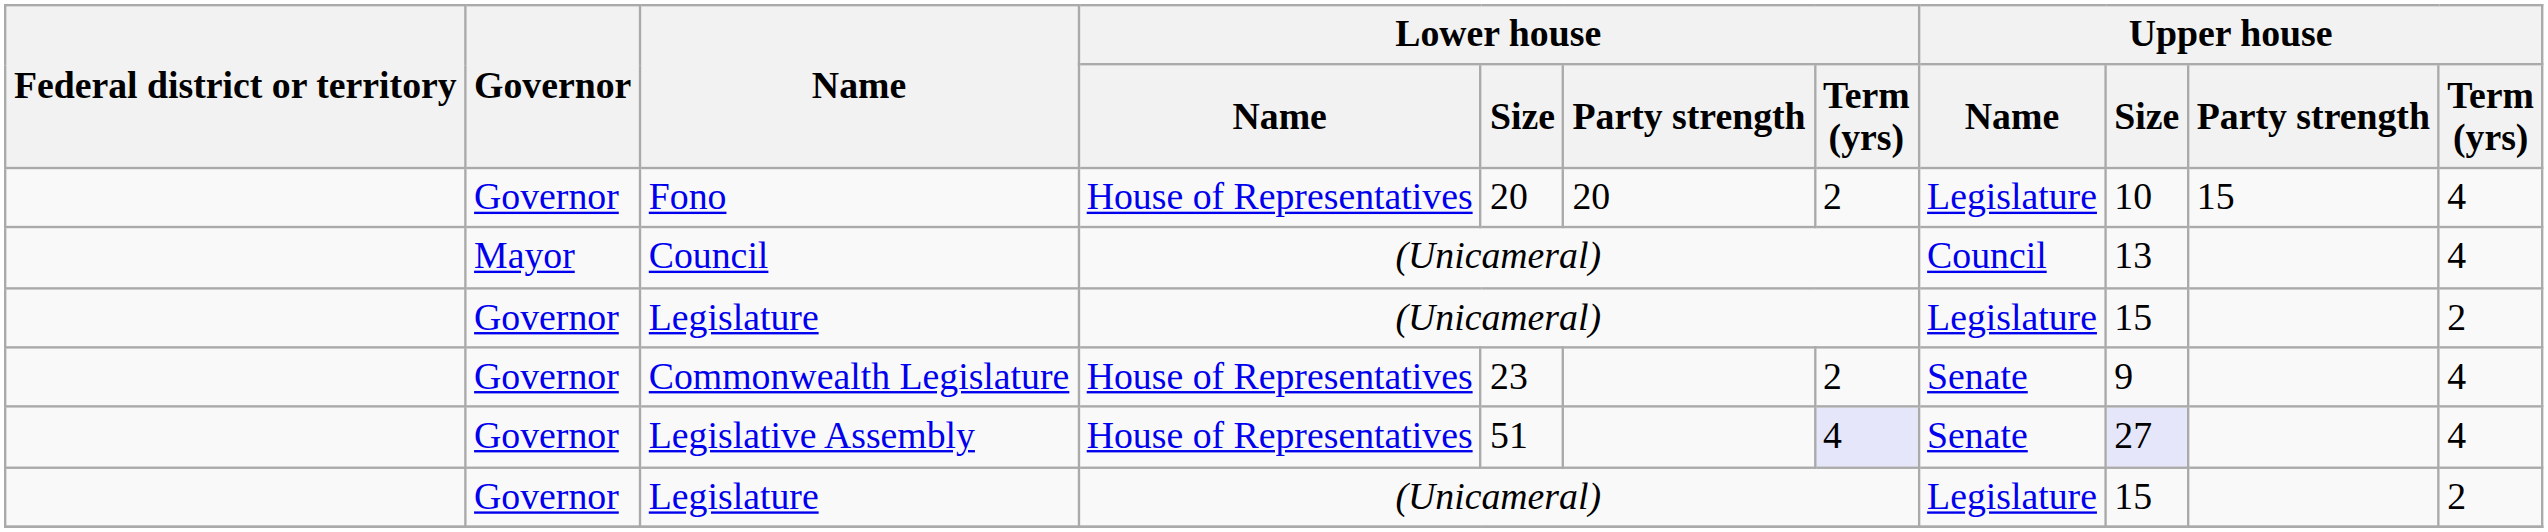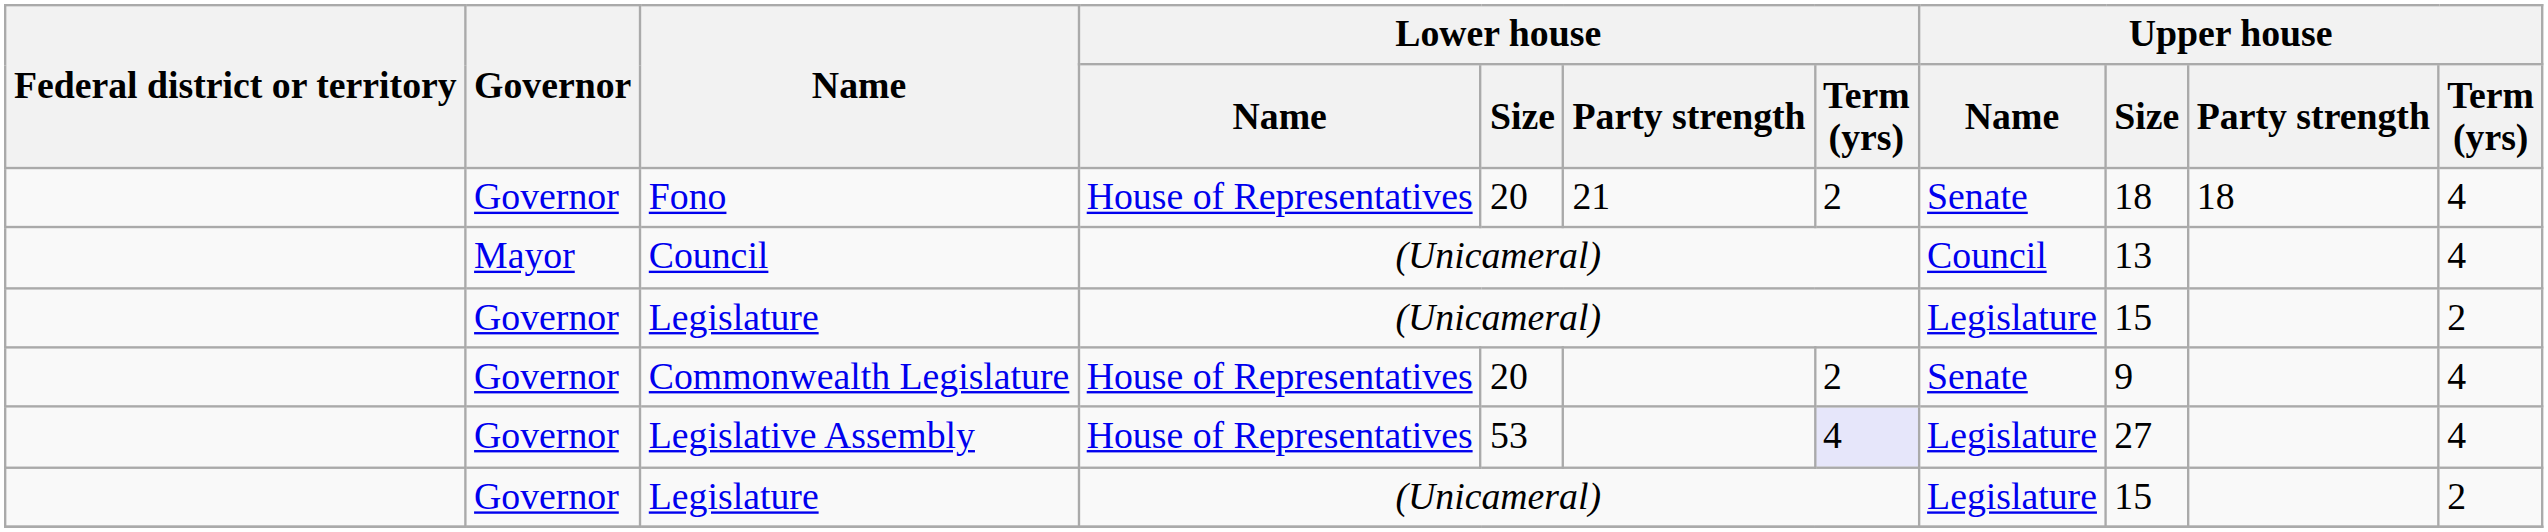(1591, 196) 20 -> (1591, 196) 21
(2012, 196) Legislature -> (1977, 196) Senate
(2133, 196) 10 -> (2133, 196) 18
(2216, 196) 15 -> (2216, 196) 18
(1509, 376) 23 -> (1509, 376) 20
(1509, 436) 51 -> (1509, 436) 53
(1977, 436) Senate -> (2012, 436) Legislature
(2133, 436) lavender background -> (2133, 436) no background
